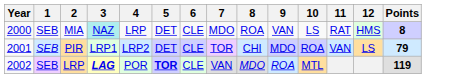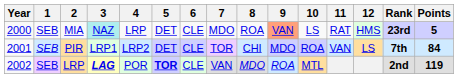+ column: (399, 13)
(283, 31) no background -> (283, 31) lightsalmon background
(402, 31) 8 -> (434, 31) 5
(402, 48) 79 -> (434, 48) 84
